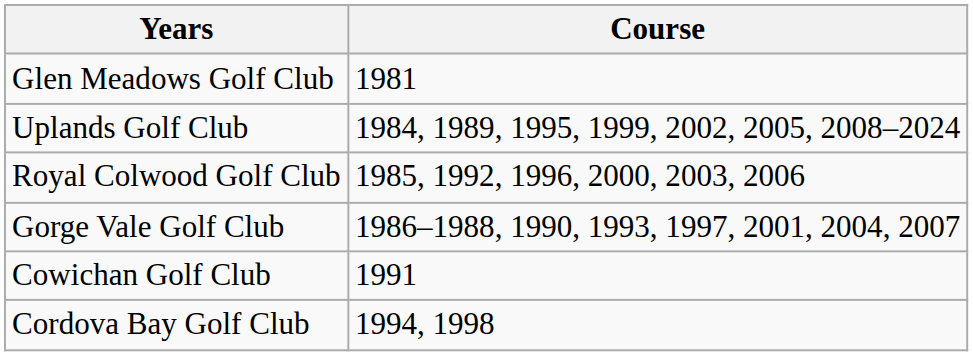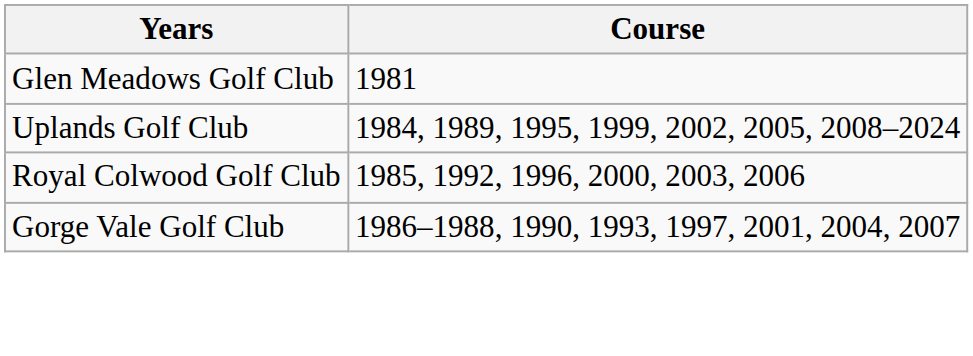- row: (141, 275)
- row: (161, 324)
